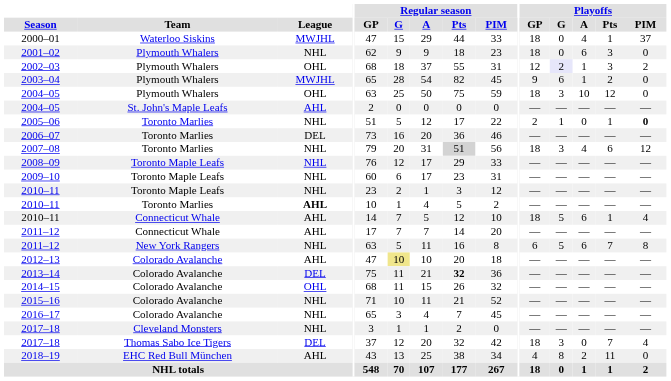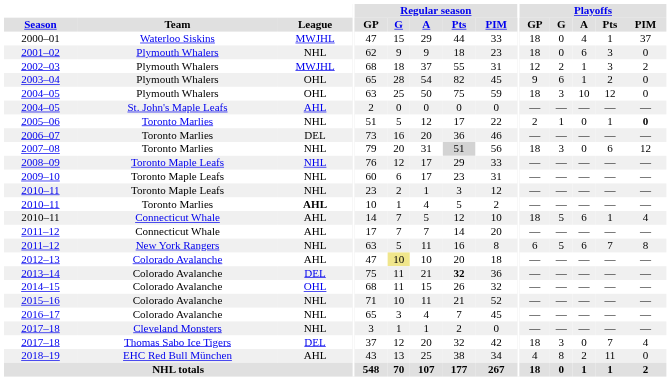(315, 66) OHL -> (315, 66) MWJHL
(561, 66) lavender background -> (561, 66) no background
(315, 80) MWJHL -> (315, 80) OHL
(584, 149) 4 -> (584, 149) 0
